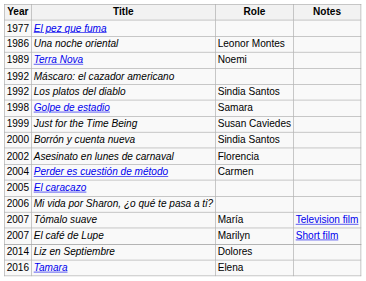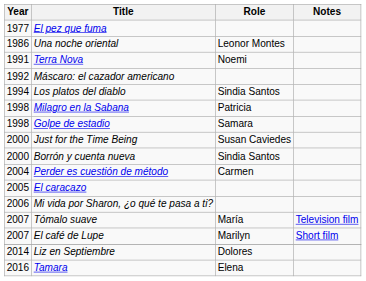(18, 60) 1989 -> (18, 60) 1991
(18, 92) 1992 -> (18, 92) 1994
+ row: (81, 108)
(18, 124) 1999 -> (18, 140) 2000
- row: (104, 156)
